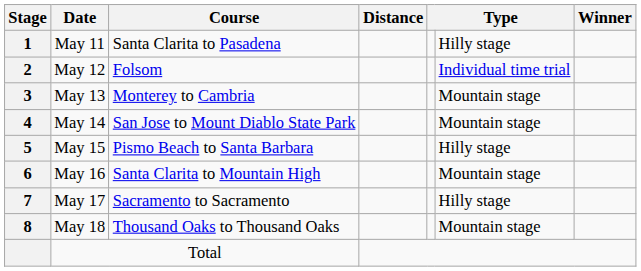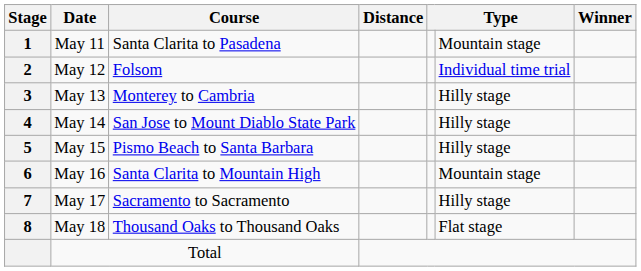(475, 43) Hilly stage -> (490, 43) Mountain stage
(490, 95) Mountain stage -> (475, 95) Hilly stage
(490, 122) Mountain stage -> (475, 122) Hilly stage
(490, 226) Mountain stage -> (470, 226) Flat stage
